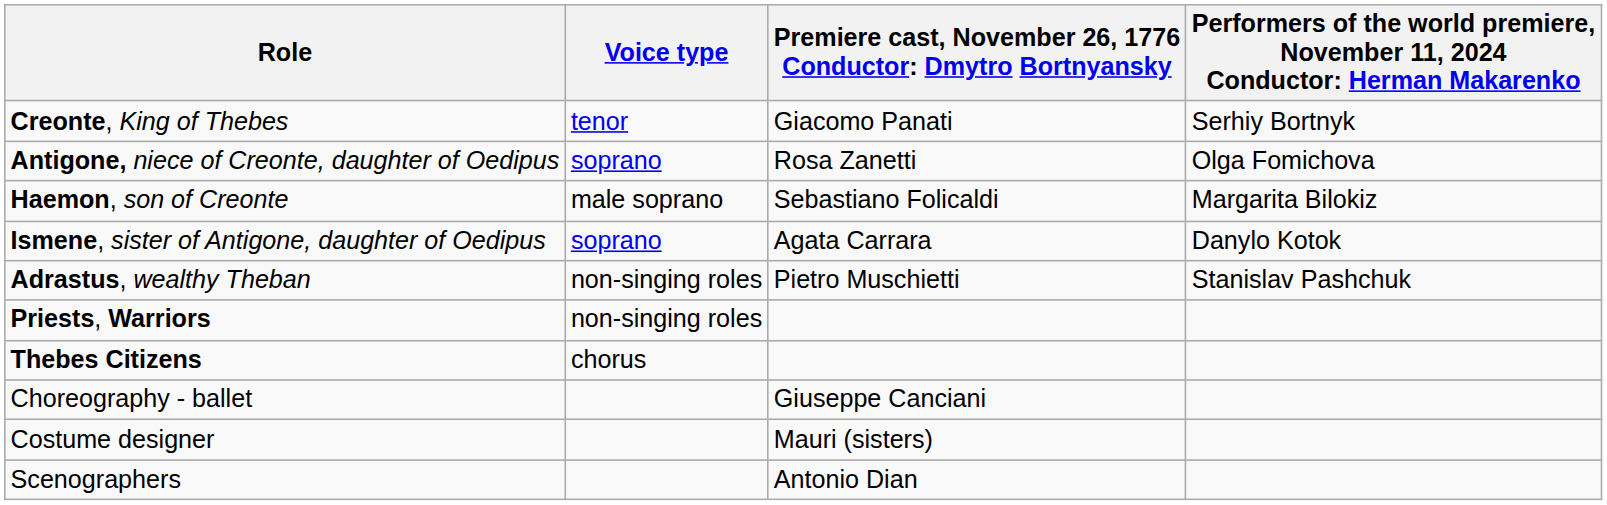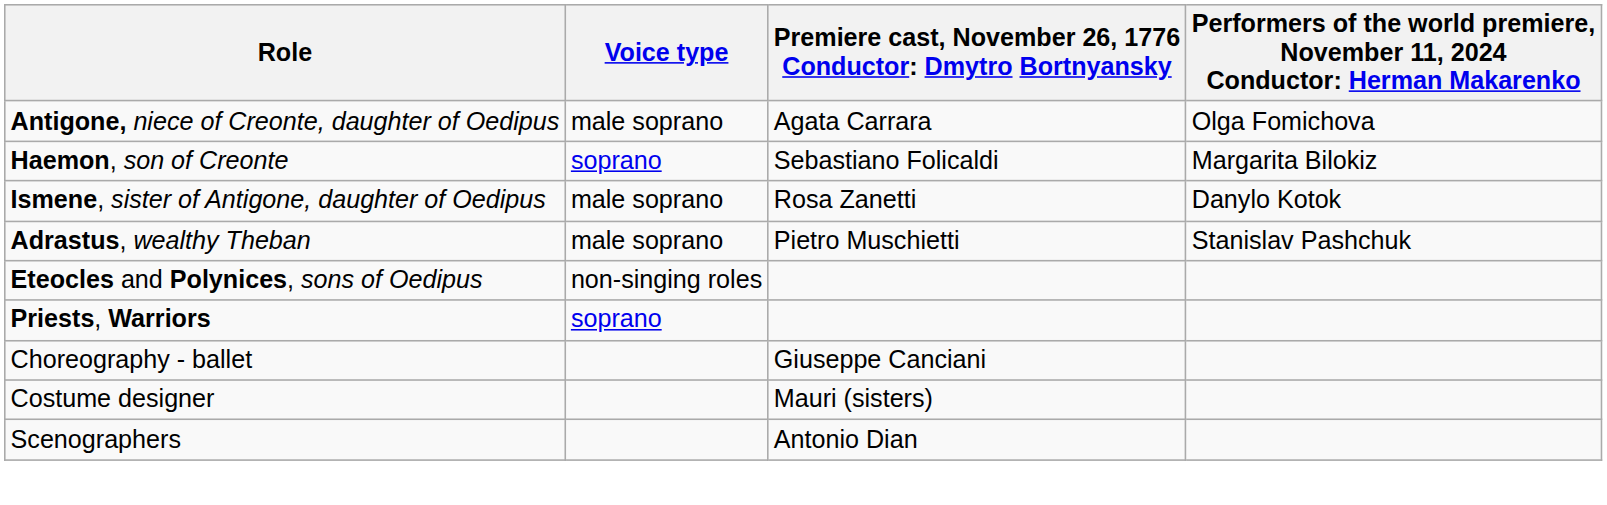- row: (149, 120)
(616, 160) soprano -> (647, 120) male soprano
(845, 160) Rosa Zanetti -> (853, 120) Agata Carrara
(647, 200) male soprano -> (616, 160) soprano
(616, 240) soprano -> (647, 200) male soprano
(853, 240) Agata Carrara -> (845, 200) Rosa Zanetti
(667, 280) non-singing roles -> (647, 240) male soprano
+ row: (247, 280)
(667, 319) non-singing roles -> (616, 319) soprano
- row: (106, 359)
